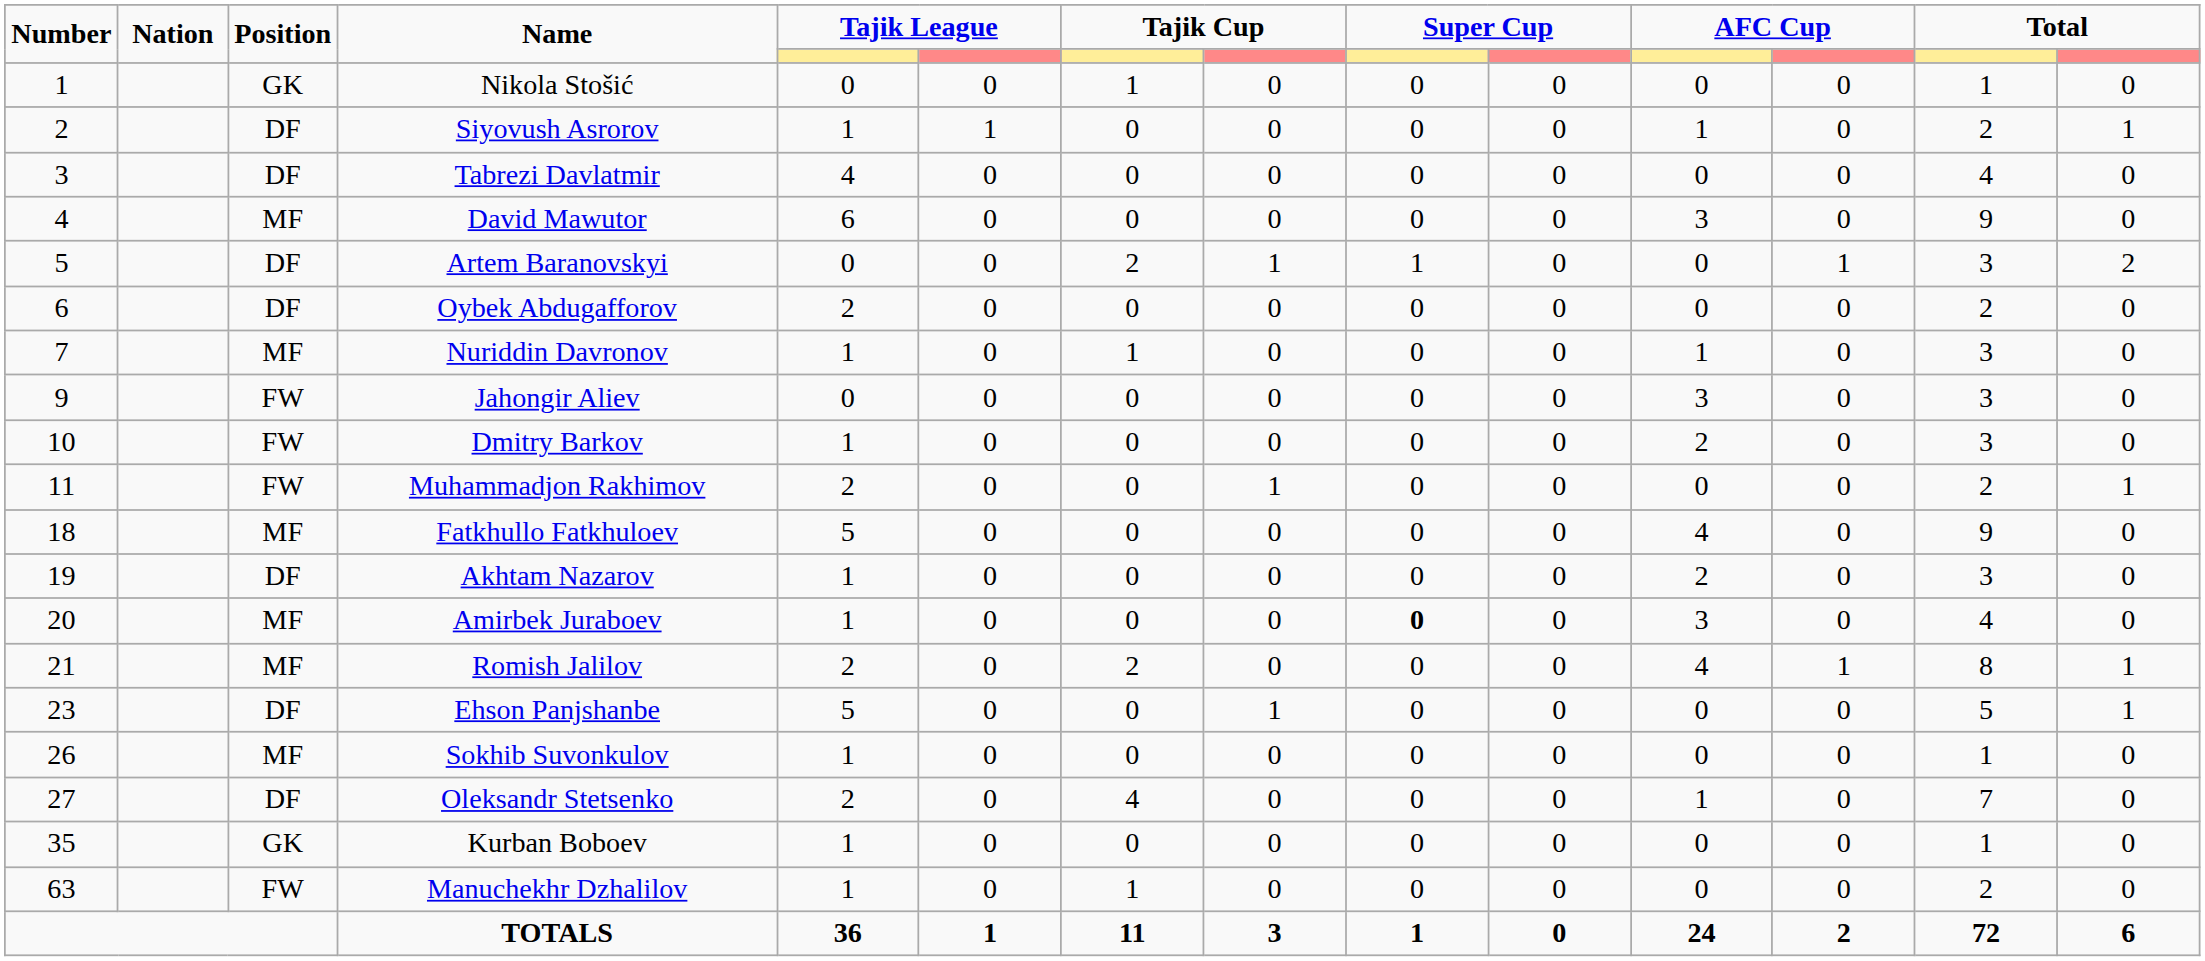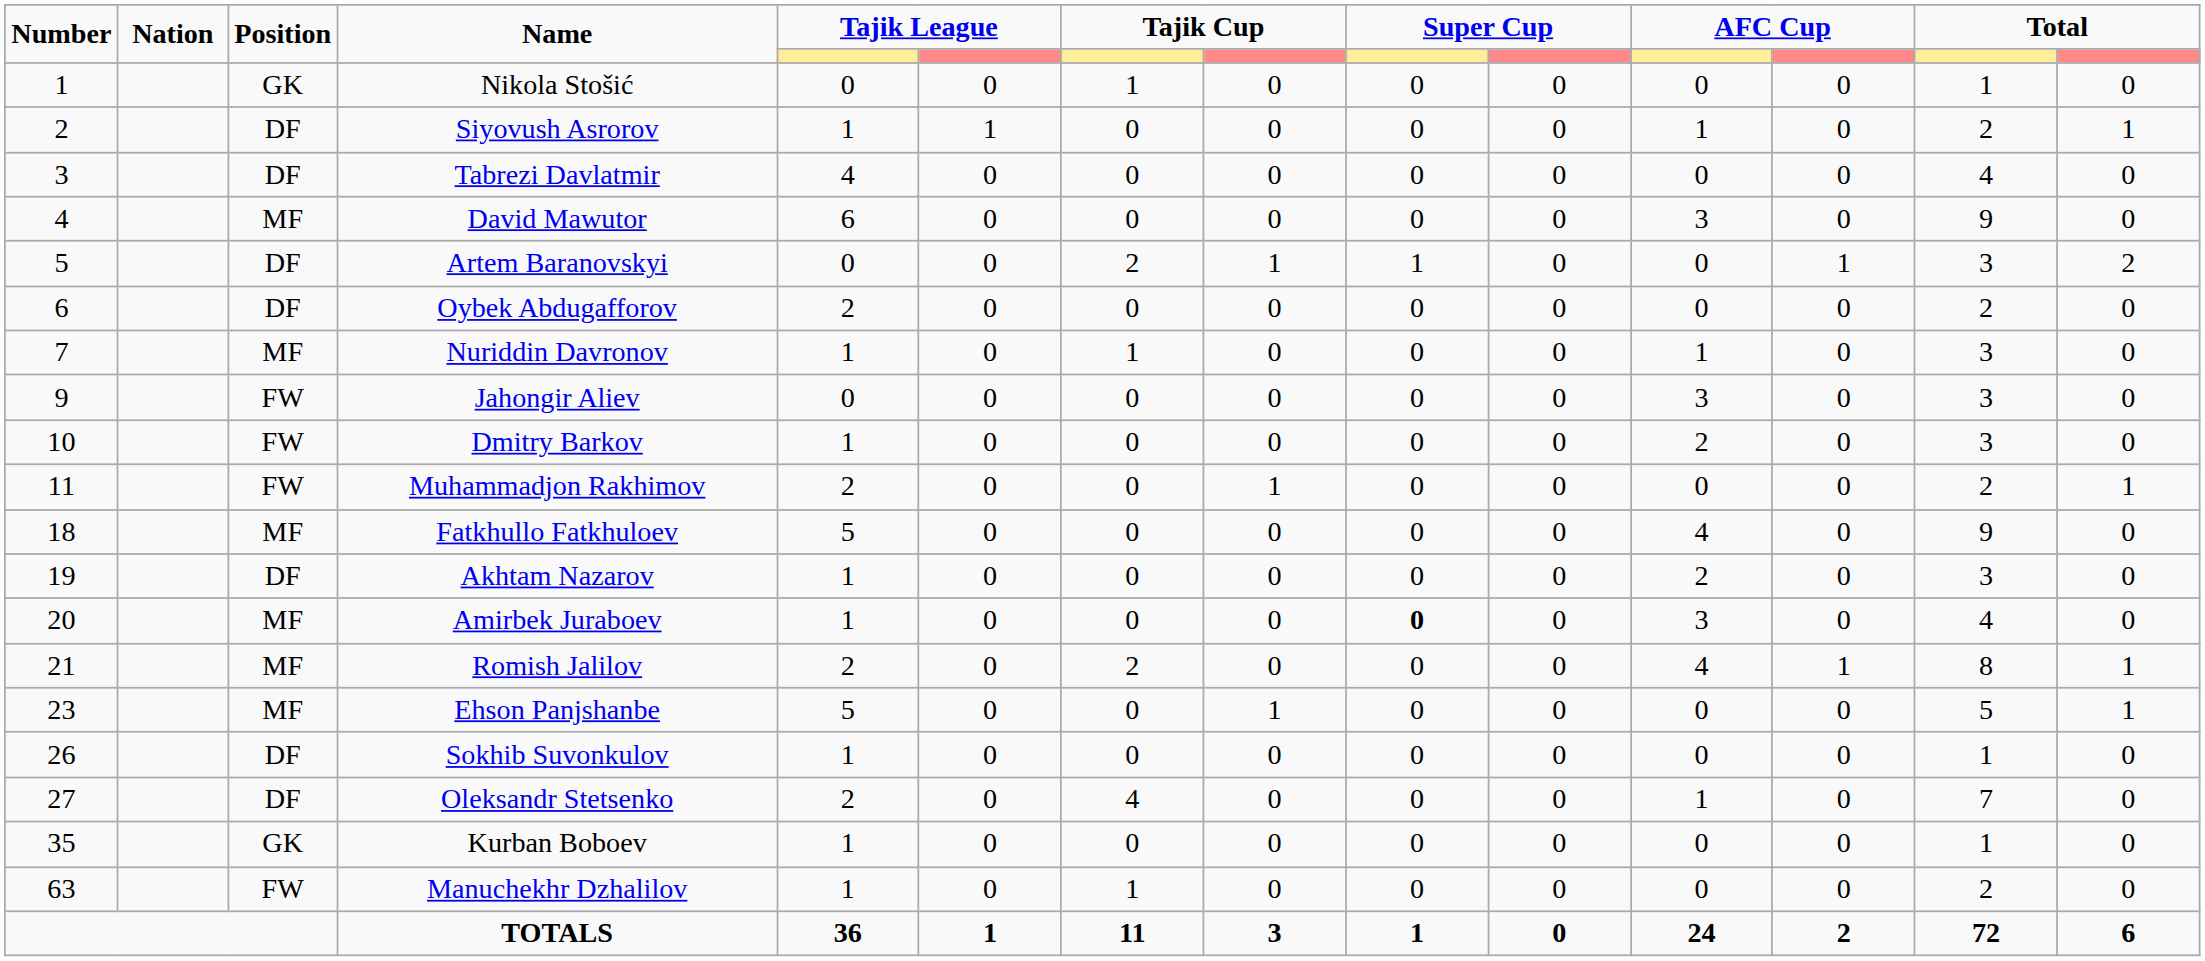(283, 709) DF -> (283, 709) MF
(283, 754) MF -> (283, 754) DF
